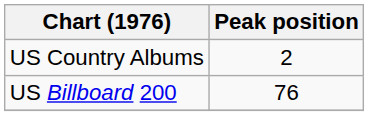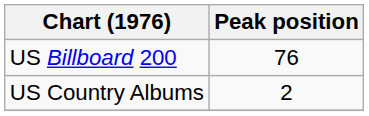rows swapped: (93, 92) <-> (107, 57)
